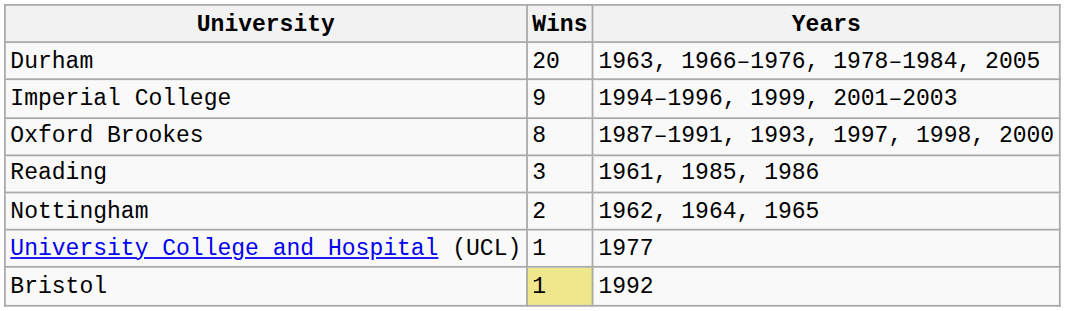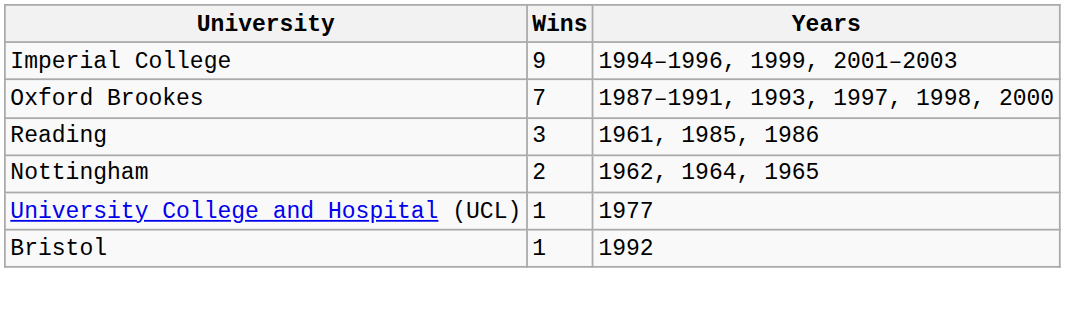- row: (52, 61)
(539, 136) 8 -> (539, 99) 7
(539, 286) khaki background -> (539, 249) no background
